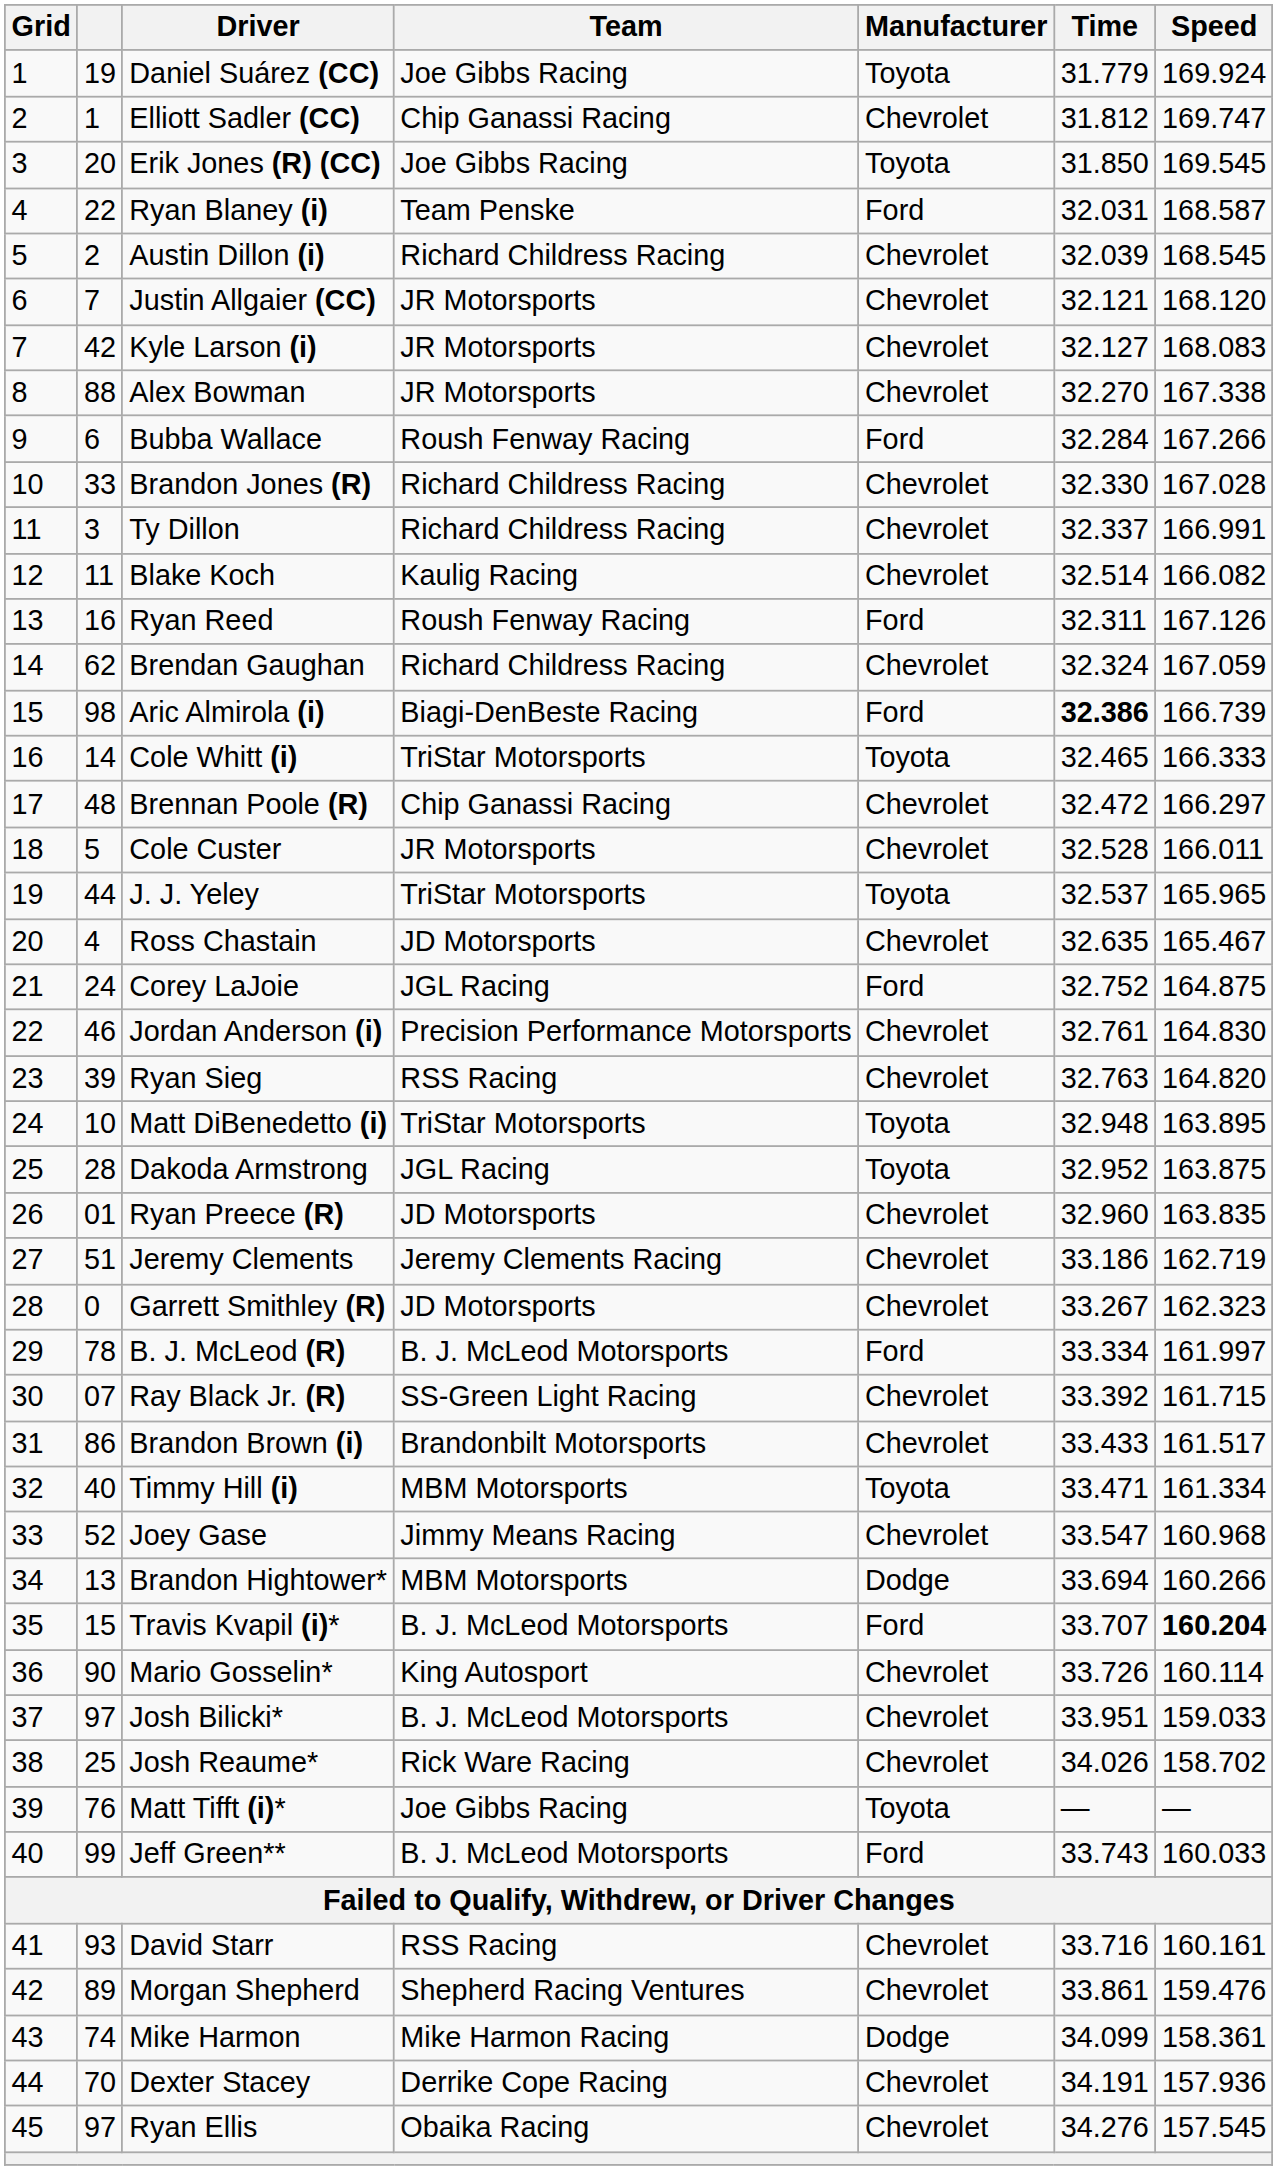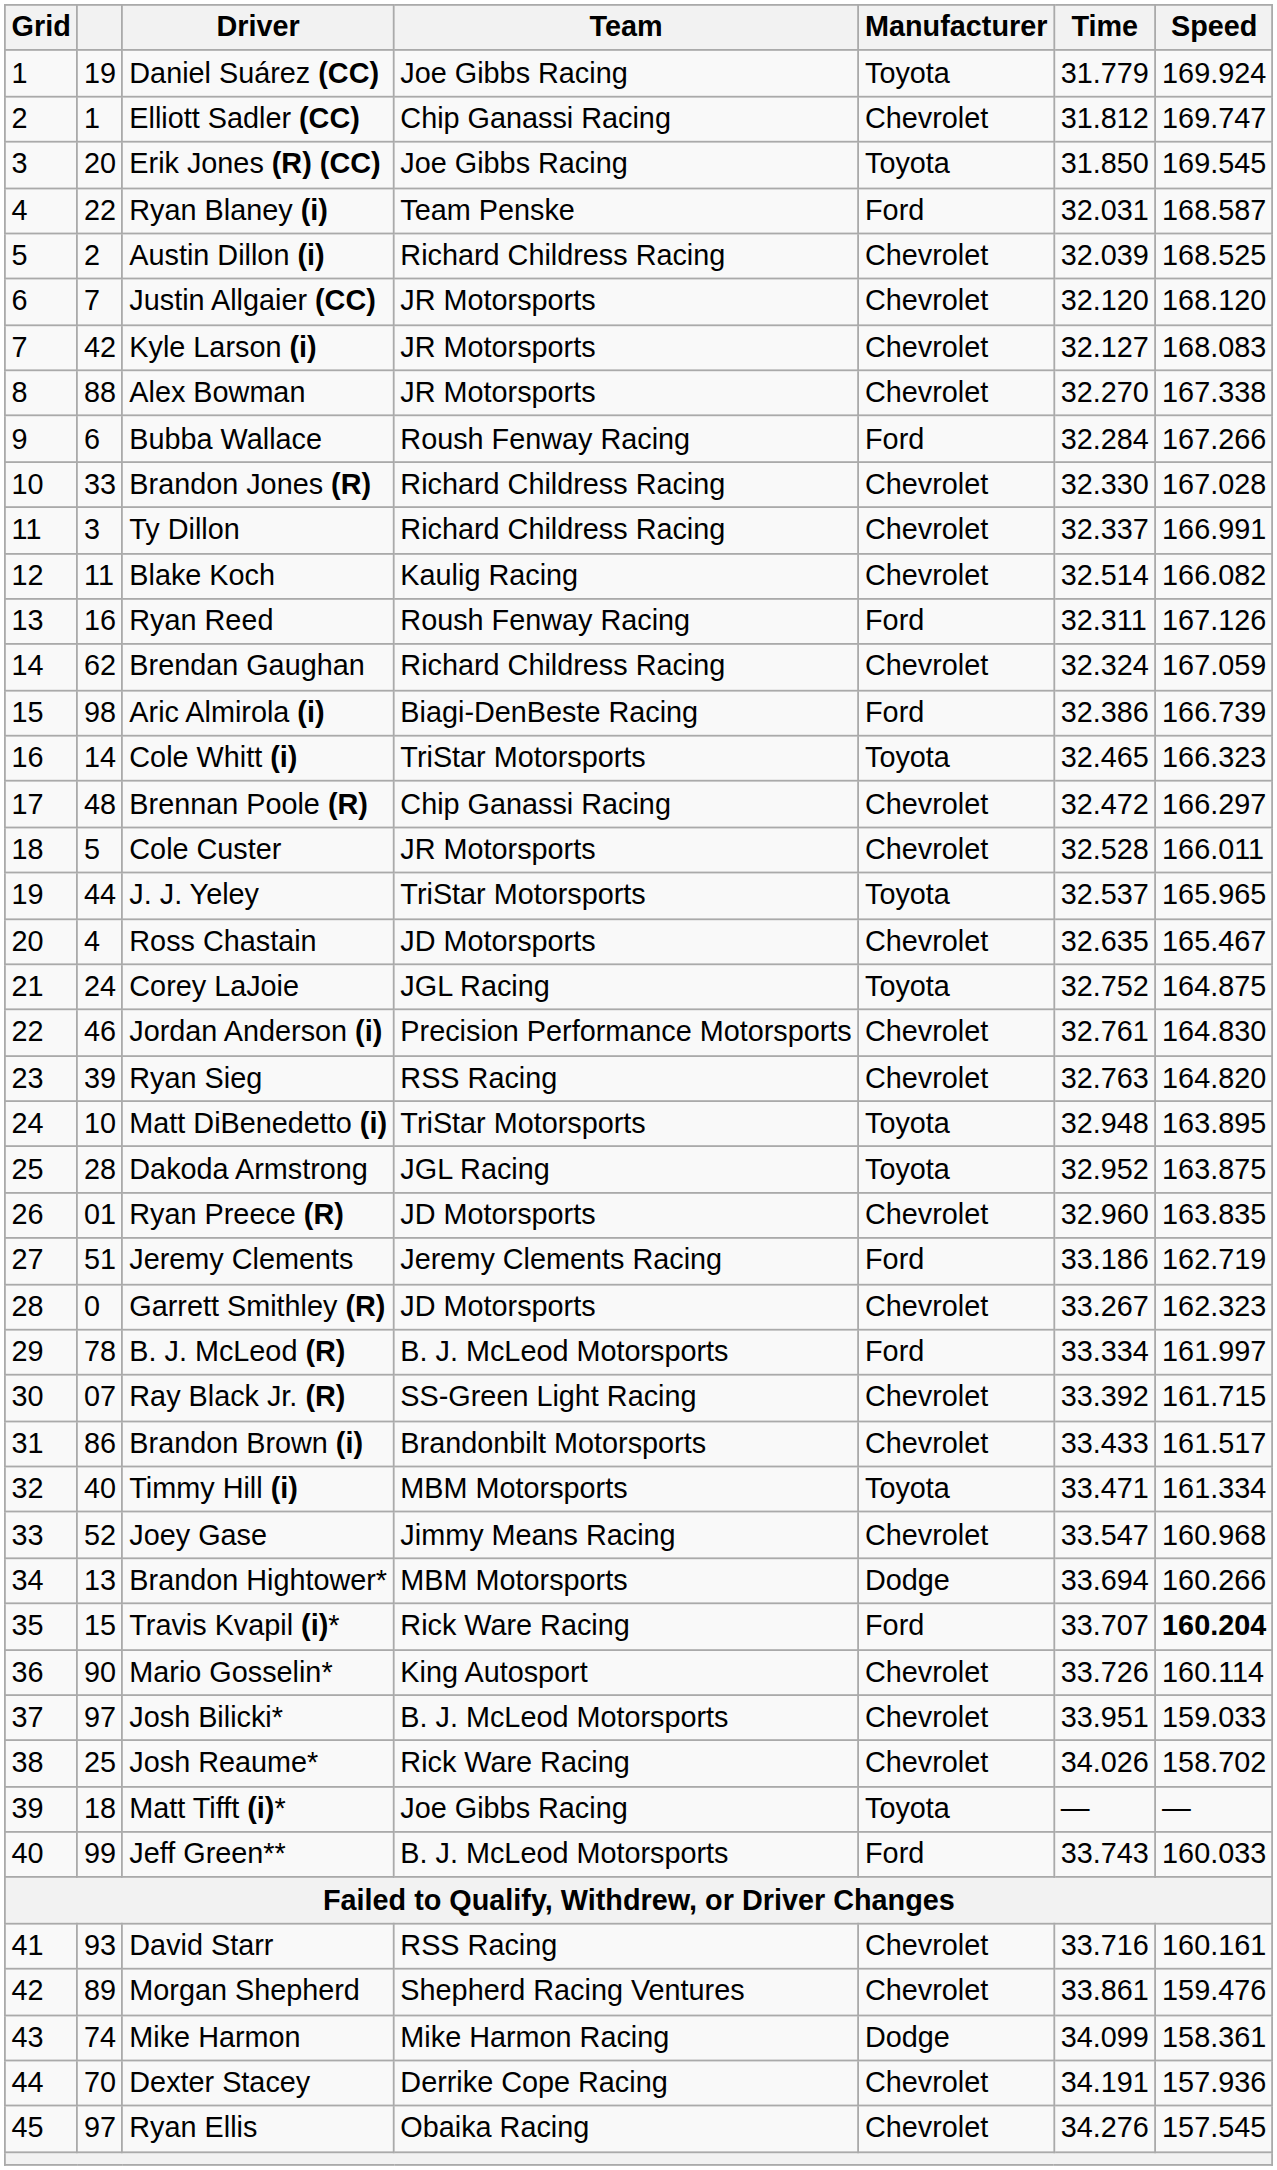(1214, 255) 168.545 -> (1214, 255) 168.525
(1105, 301) 32.121 -> (1105, 301) 32.120
(1105, 712) bold -> (1105, 712) normal
(1214, 758) 166.333 -> (1214, 758) 166.323
(895, 986) Ford -> (907, 986) Toyota
(927, 1260) Chevrolet -> (895, 1260) Ford
(564, 1625) B. J. McLeod Motorsports -> (515, 1625) Rick Ware Racing
(100, 1808) 76 -> (100, 1808) 18
